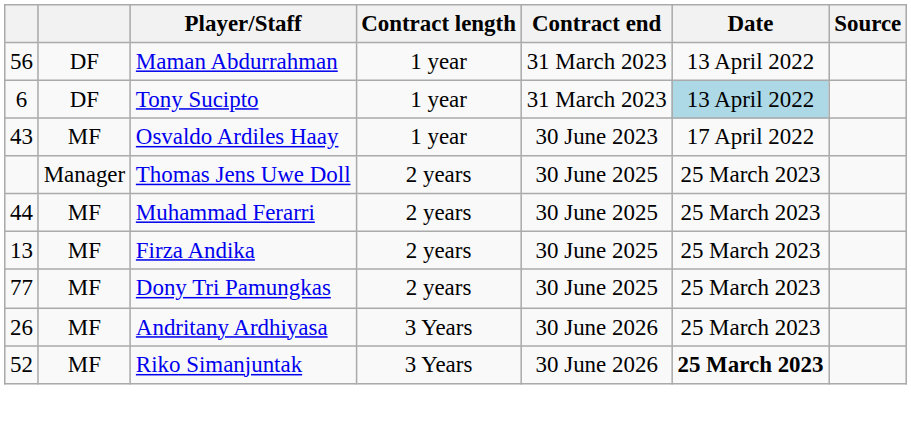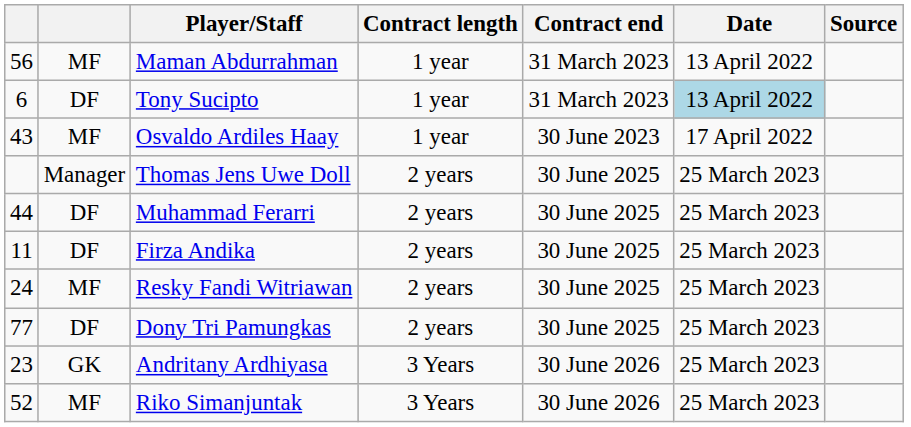(84, 61) DF -> (84, 61) MF
(84, 212) MF -> (84, 212) DF
(22, 250) 13 -> (22, 250) 11
(84, 250) MF -> (84, 250) DF
+ row: (244, 288)
(84, 288) MF -> (84, 326) DF
(22, 326) 26 -> (22, 364) 23
(84, 326) MF -> (84, 364) GK
(750, 364) bold -> (749, 402) normal
